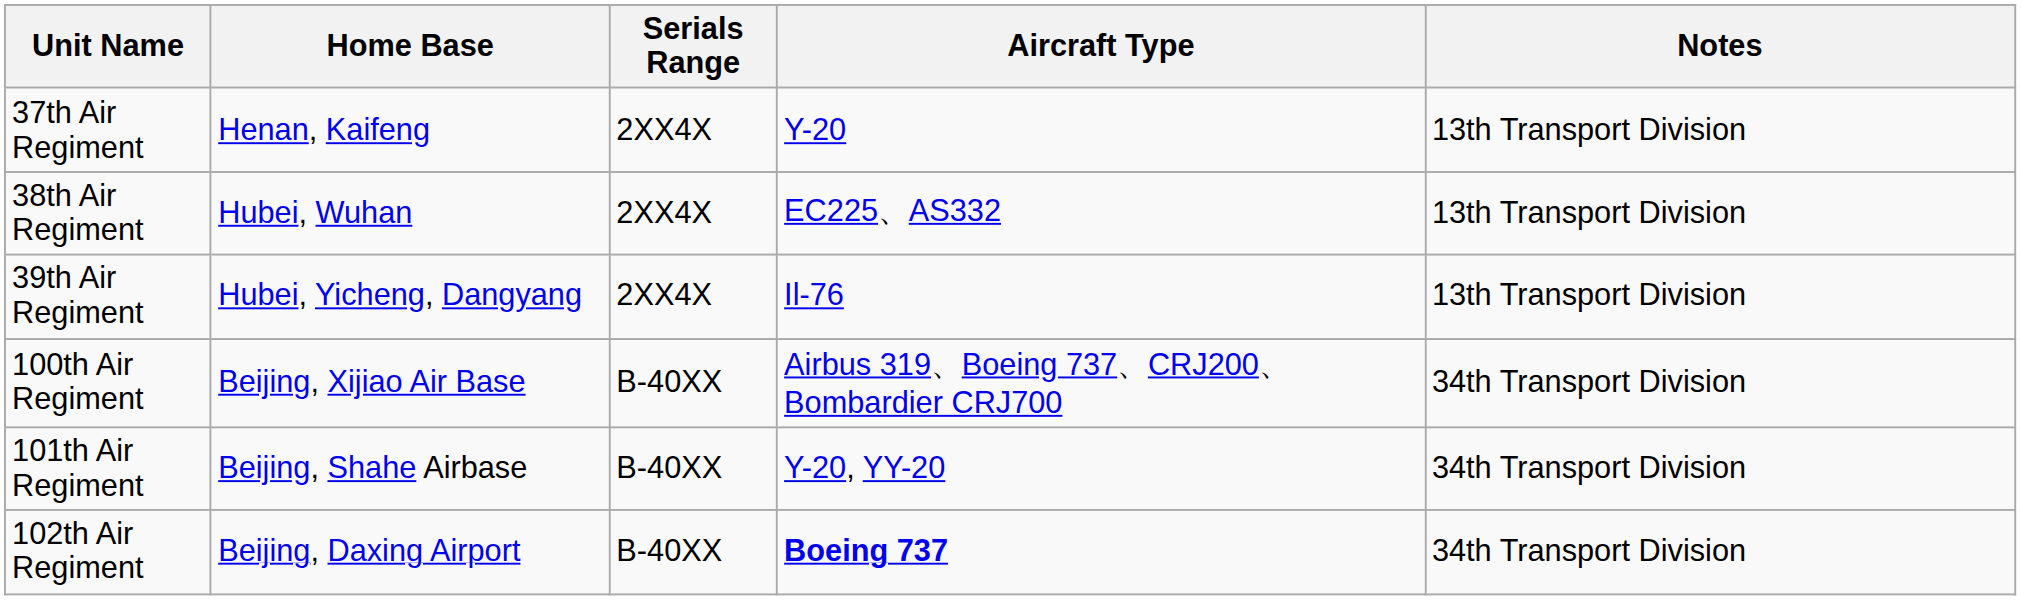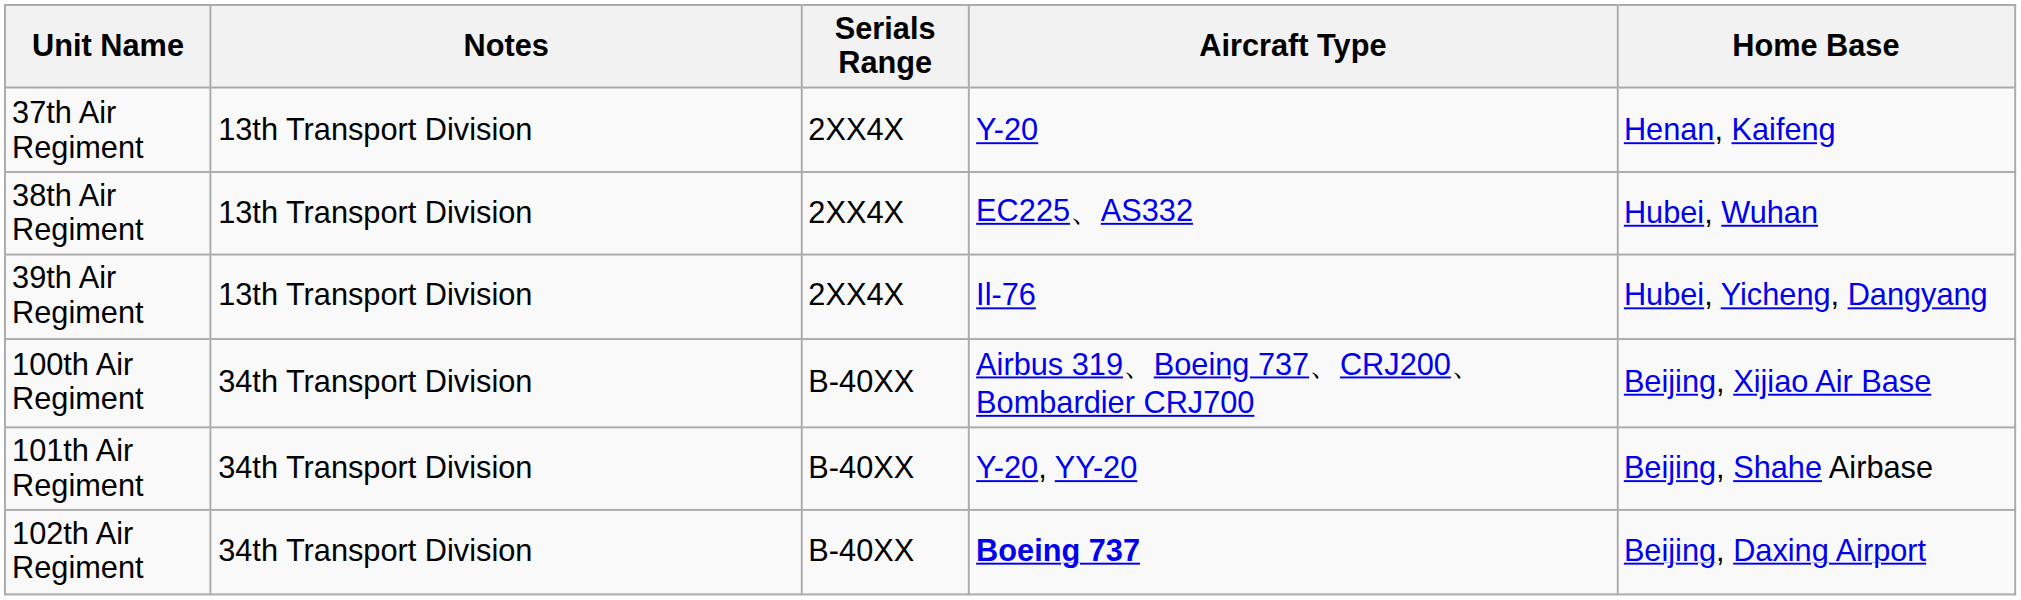columns swapped: (410, 46) <-> (1720, 46)
